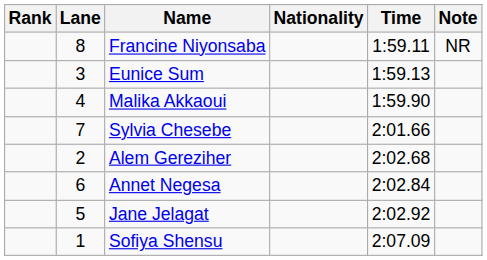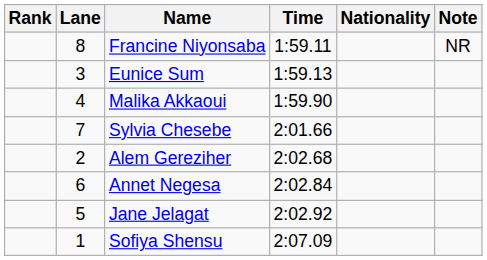columns swapped: (319, 18) <-> (401, 18)
